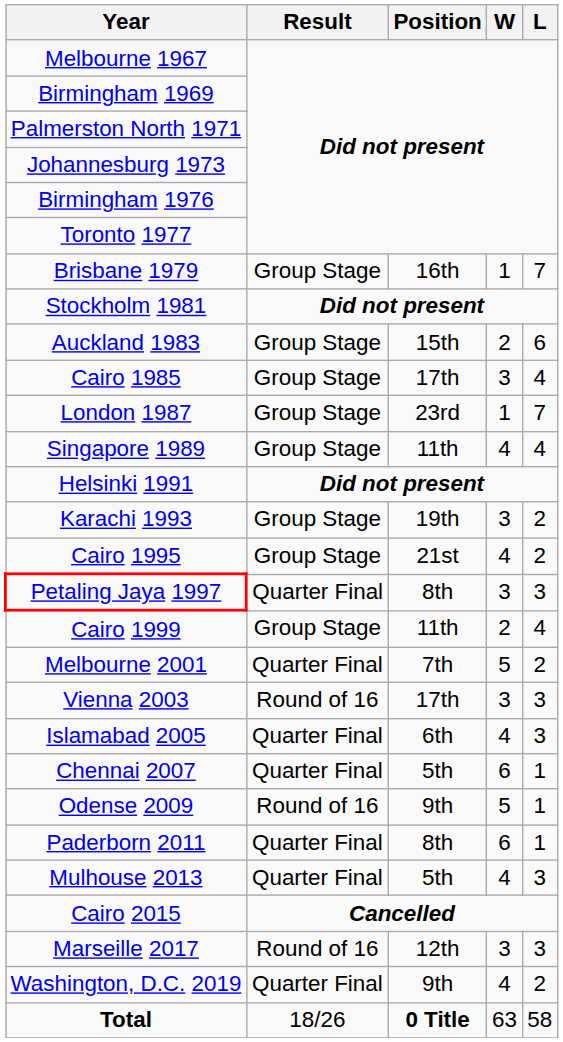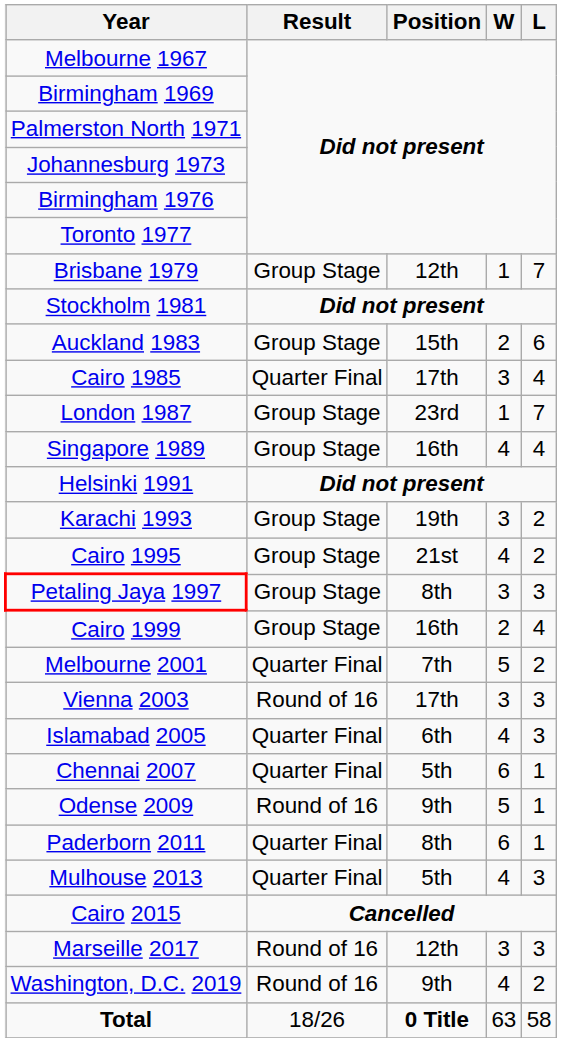(438, 270) 16th -> (437, 270) 12th
(317, 377) Group Stage -> (317, 377) Quarter Final
(438, 448) 11th -> (437, 448) 16th
(318, 592) Quarter Final -> (317, 592) Group Stage
(438, 628) 11th -> (437, 628) 16th
(317, 984) Quarter Final -> (317, 984) Round of 16
